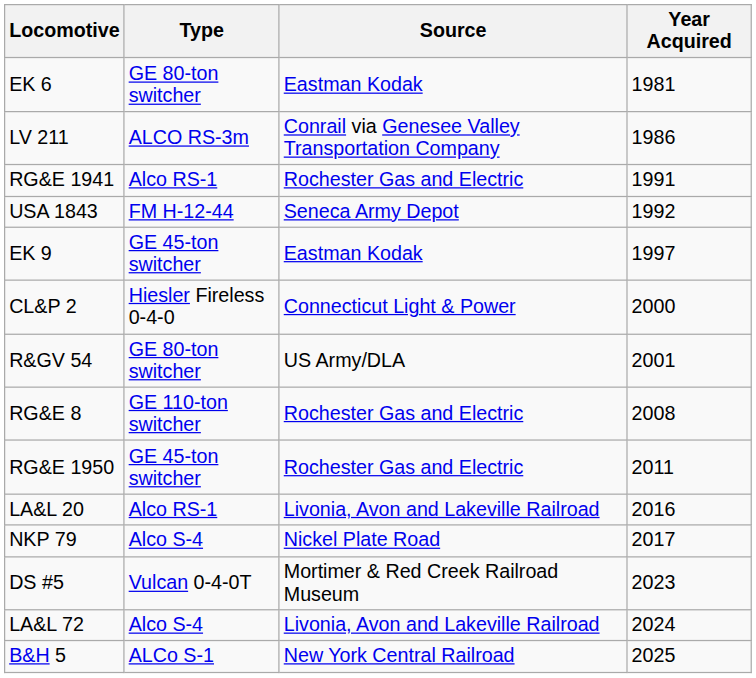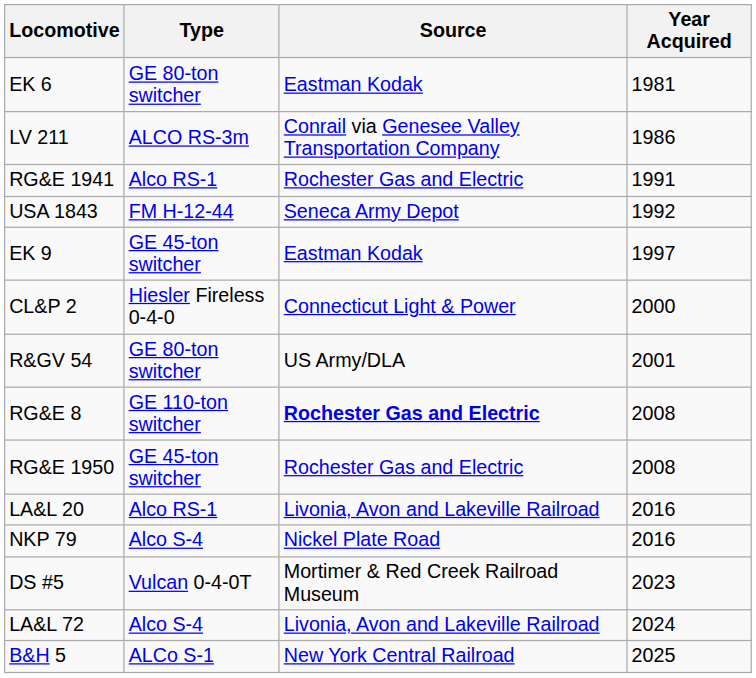(404, 413) normal -> (412, 413) bold
(653, 467) 2011 -> (653, 467) 2008
(653, 540) 2017 -> (653, 540) 2016
